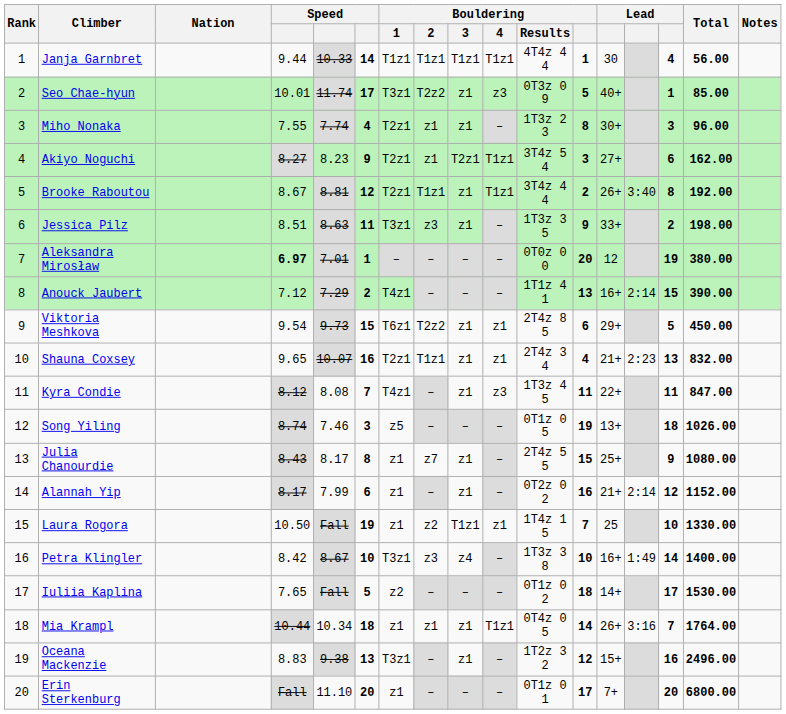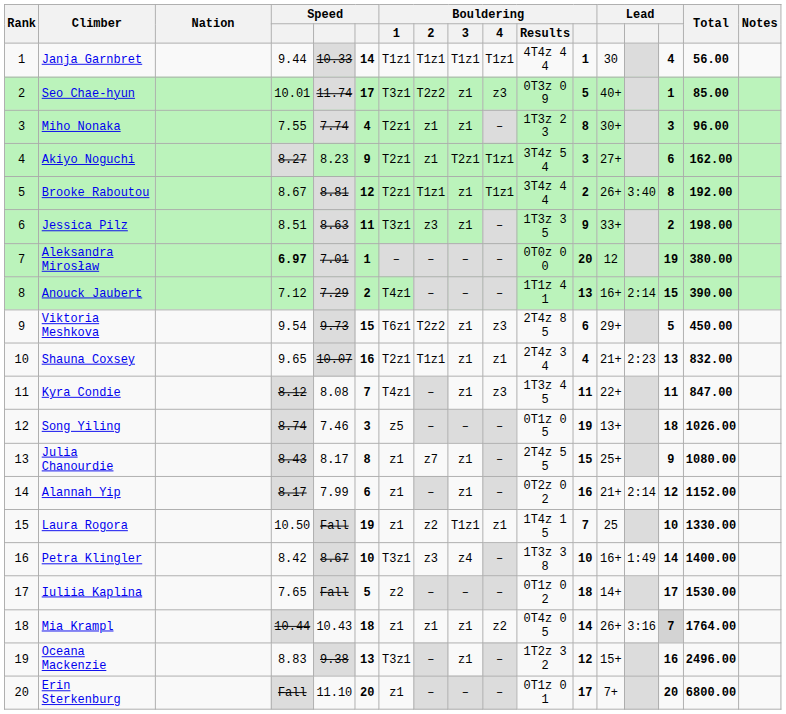(500, 326) z1 -> (500, 326) z3
(334, 626) 10.34 -> (334, 626) 10.43
(500, 626) T1z1 -> (500, 626) z2
(671, 626) no background -> (671, 626) lightgrey background
